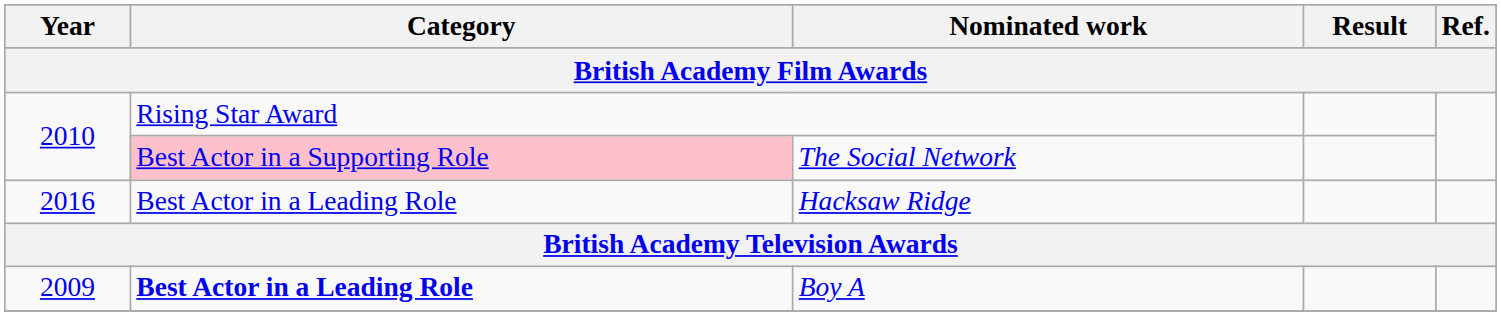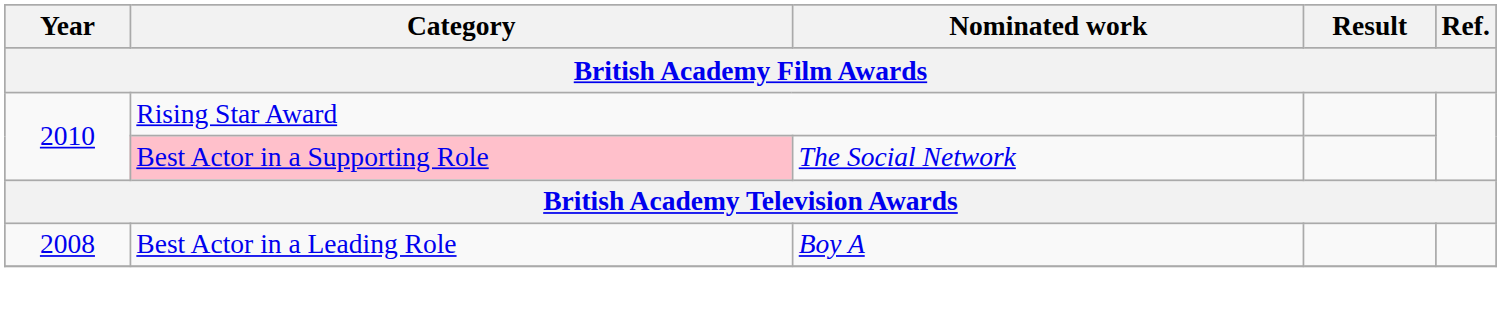- row: (885, 200)
(67, 288) 2009 -> (67, 244) 2008
(305, 288) bold -> (296, 244) normal
